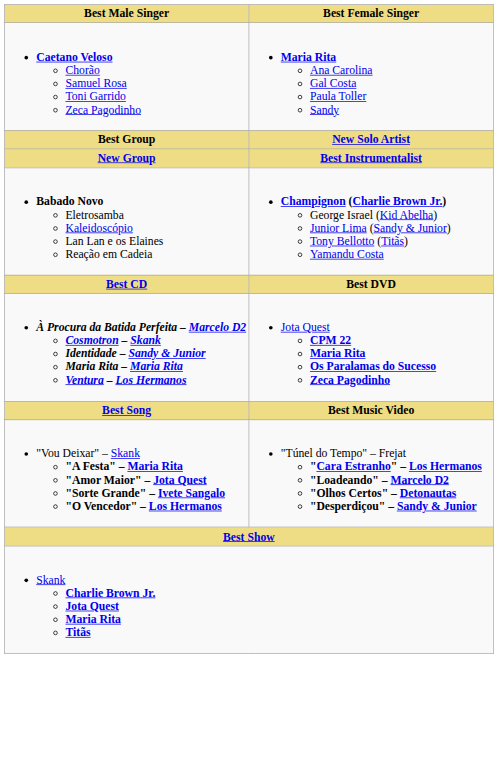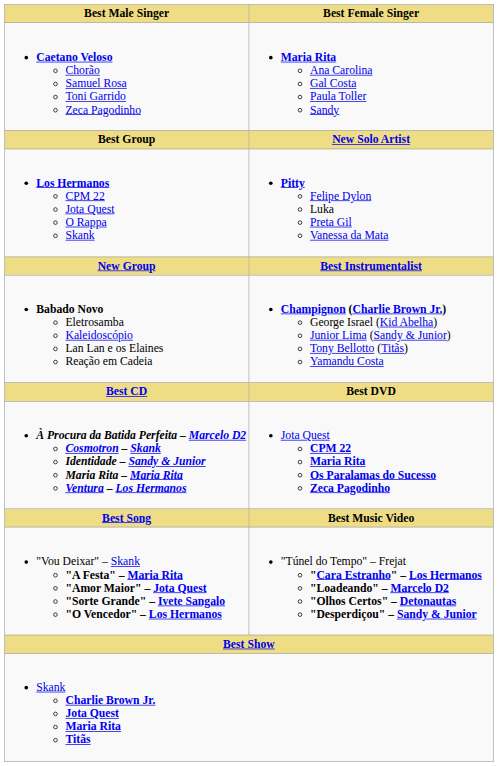+ row: (127, 209)
